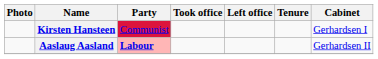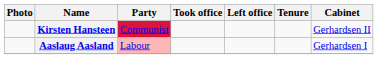(340, 29) Gerhardsen I -> (342, 29) Gerhardsen II
(137, 45) bold -> (135, 45) normal
(342, 45) Gerhardsen II -> (340, 45) Gerhardsen I
